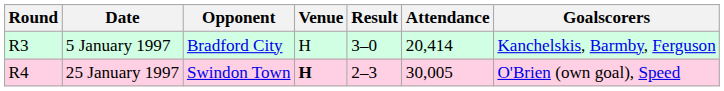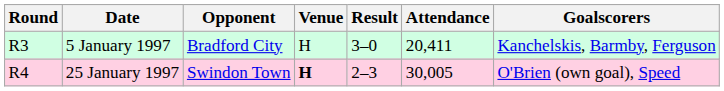(429, 45) 20,414 -> (429, 45) 20,411
